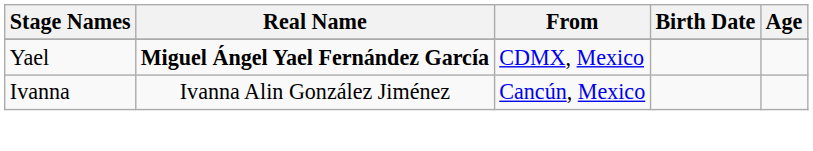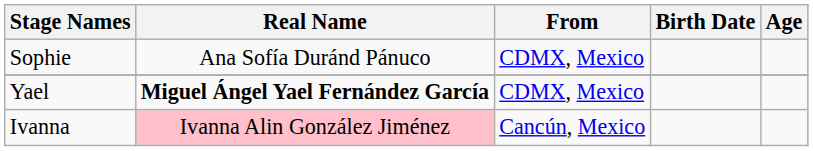+ row: (40, 57)
(315, 92) no background -> (315, 127) pink background
